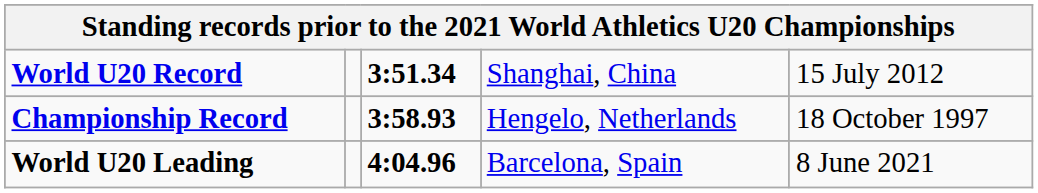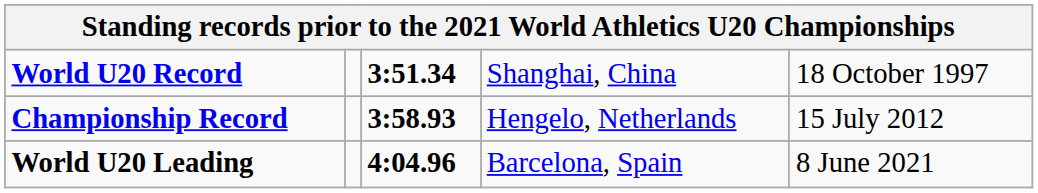(870, 72) 15 July 2012 -> (892, 72) 18 October 1997
(892, 118) 18 October 1997 -> (870, 118) 15 July 2012
